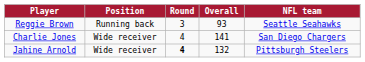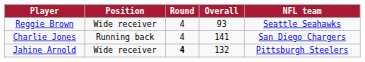(125, 24) Running back -> (125, 24) Wide receiver
(182, 24) 3 -> (182, 24) 4
(125, 37) Wide receiver -> (125, 37) Running back
